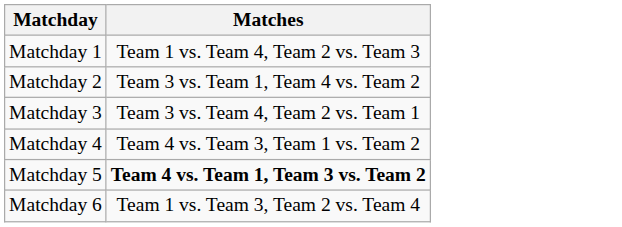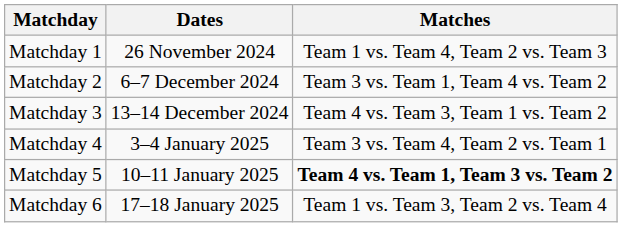+ column: (200, 19)
(268, 112) Team 3 vs. Team 4, Team 2 vs. Team 1 -> (455, 112) Team 4 vs. Team 3, Team 1 vs. Team 2
(268, 143) Team 4 vs. Team 3, Team 1 vs. Team 2 -> (455, 143) Team 3 vs. Team 4, Team 2 vs. Team 1
